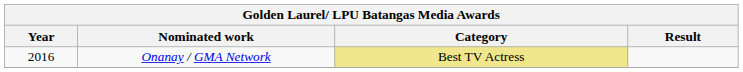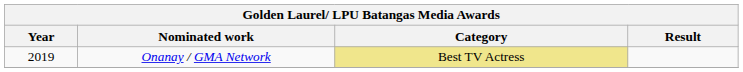(41, 57) 2016 -> (41, 57) 2019
